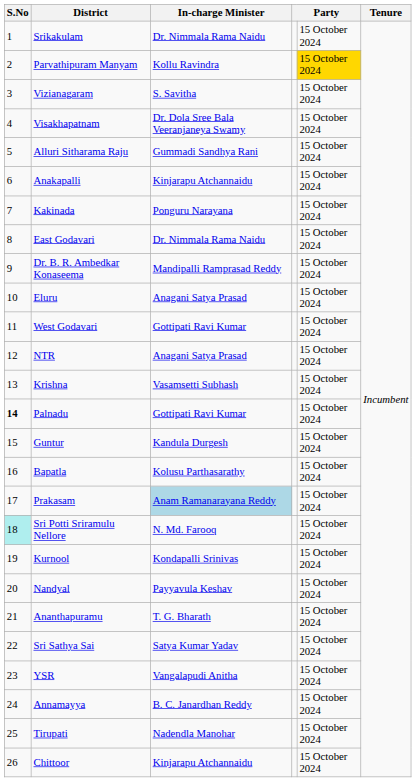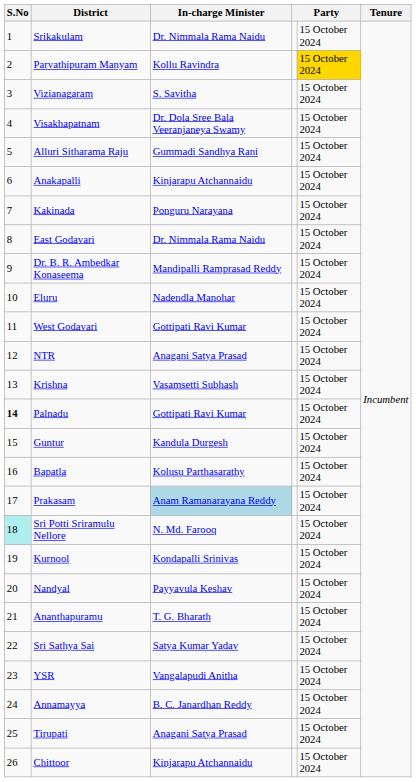(200, 297) Anagani Satya Prasad -> (194, 297) Nadendla Manohar
(194, 733) Nadendla Manohar -> (200, 733) Anagani Satya Prasad
